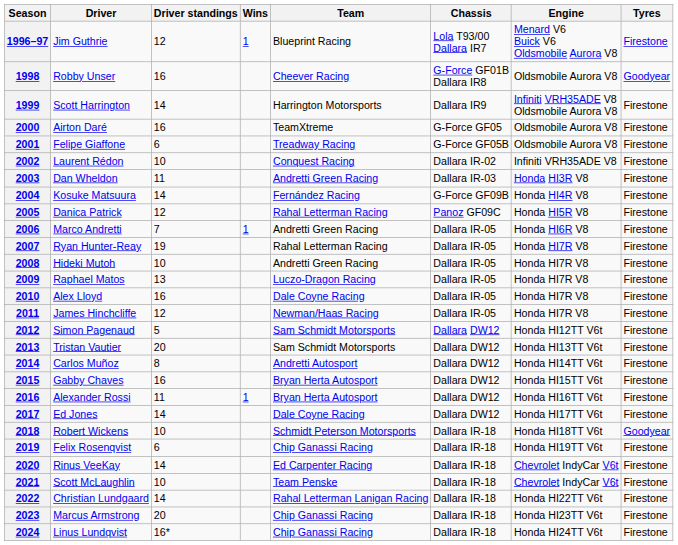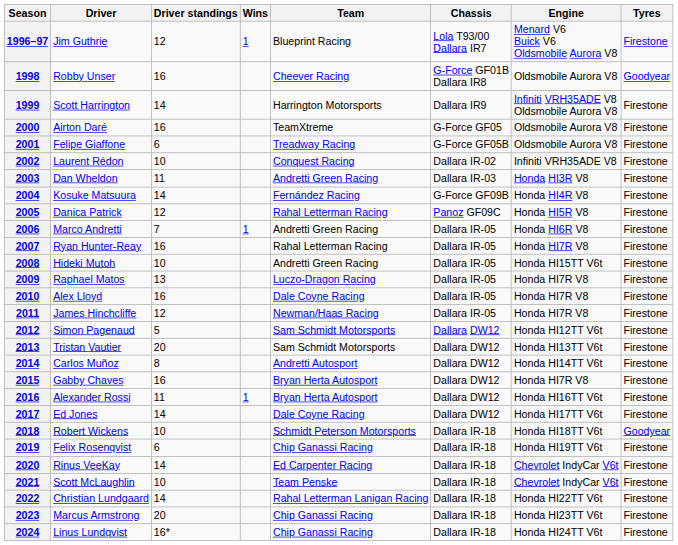(160, 246) 19 -> (160, 246) 16
(551, 263) Honda HI7R V8 -> (558, 263) Honda HI15TT V6t
(558, 381) Honda HI15TT V6t -> (551, 381) Honda HI7R V8
